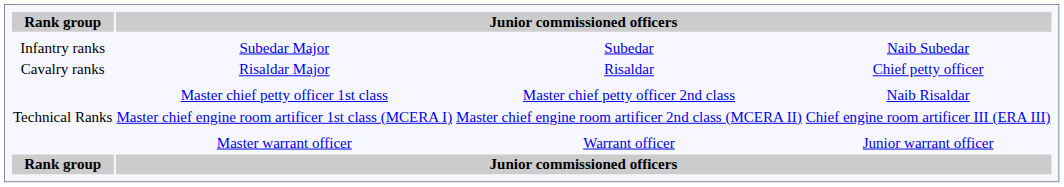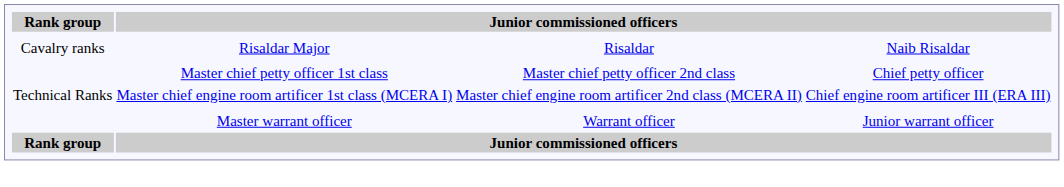- row: (284, 47)
(928, 69) Chief petty officer -> (928, 47) Naib Risaldar
(928, 95) Naib Risaldar -> (928, 73) Chief petty officer
